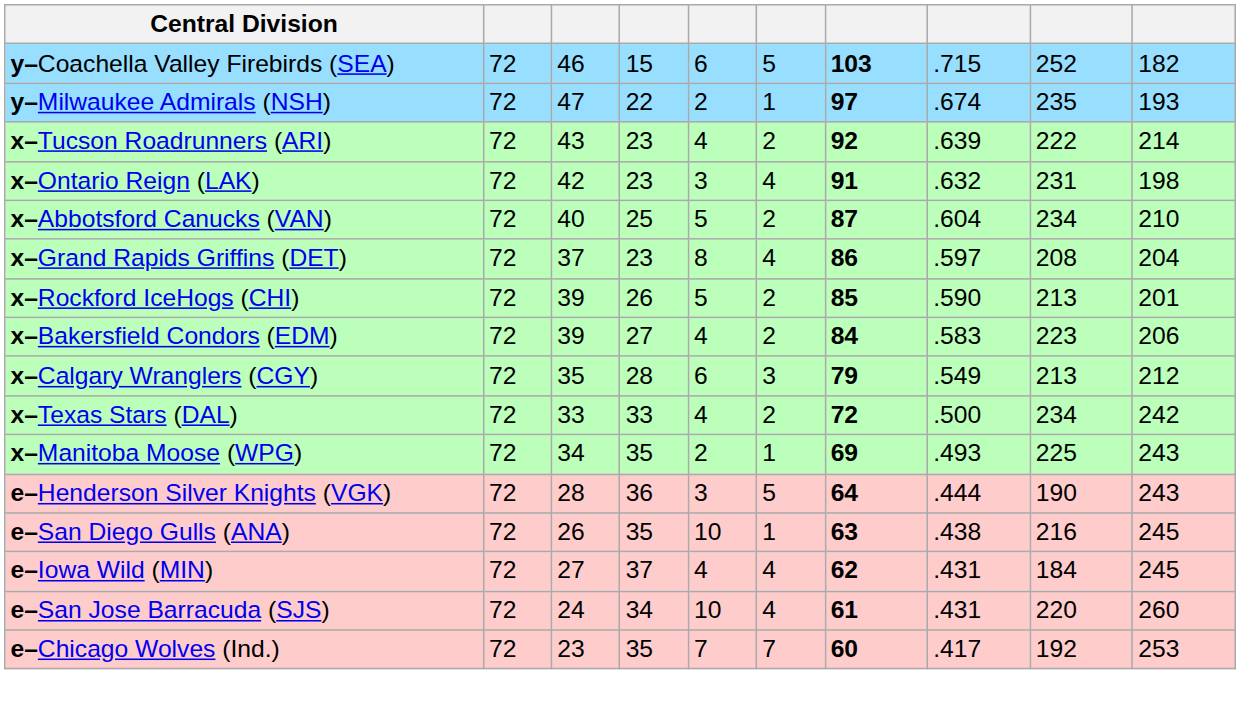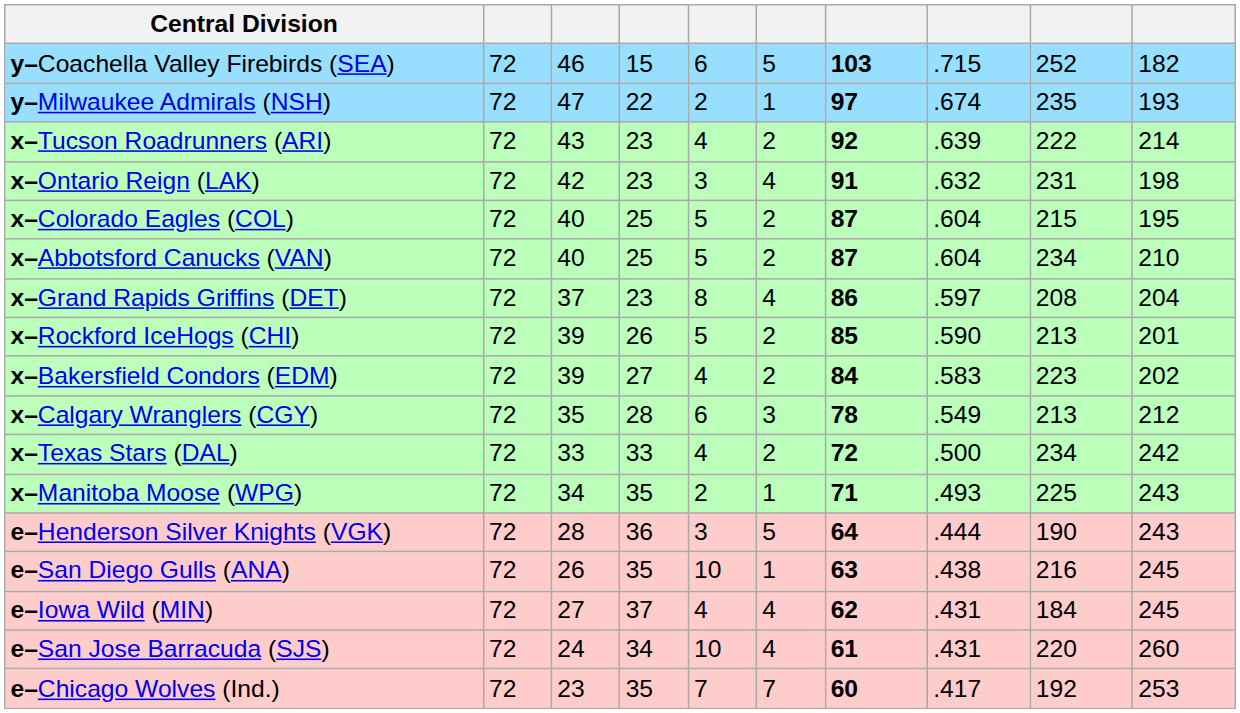+ row: (152, 219)
(1159, 336) 206 -> (1159, 375) 202
(844, 375) 79 -> (844, 414) 78
(844, 453) 69 -> (844, 492) 71
